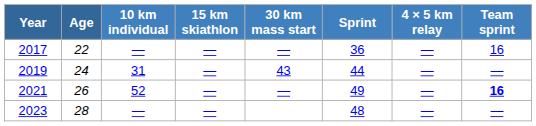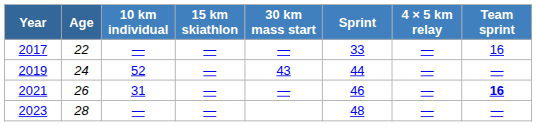(357, 50) 36 -> (357, 50) 33
(138, 70) 31 -> (138, 70) 52
(138, 91) 52 -> (138, 91) 31
(357, 91) 49 -> (357, 91) 46
